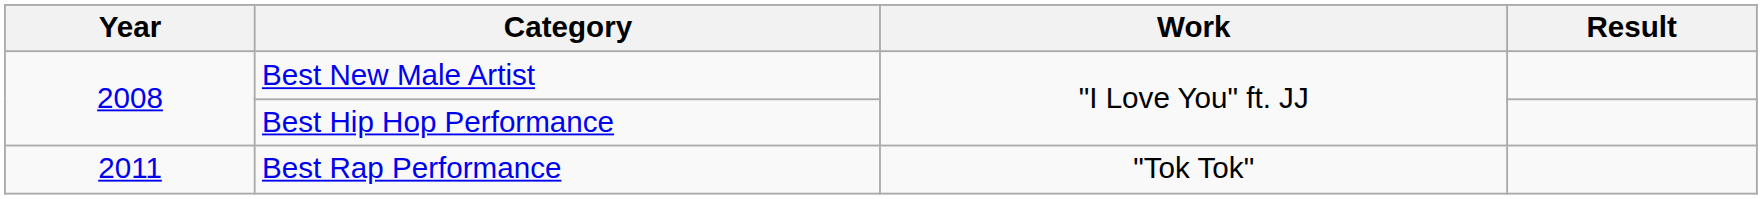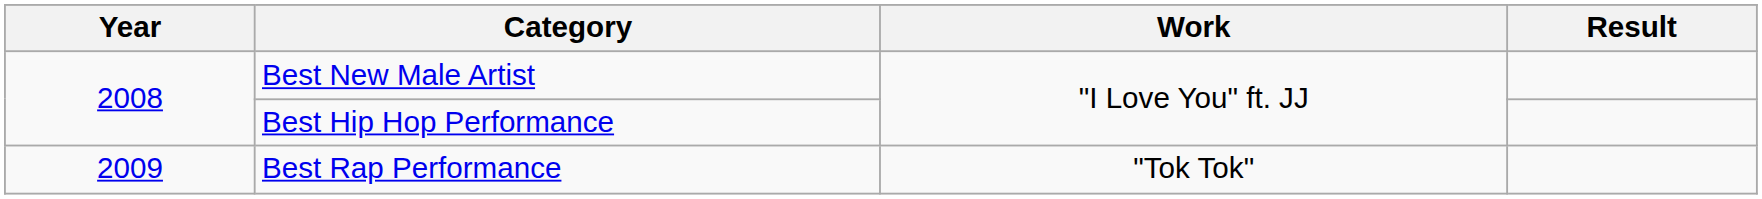(130, 168) 2011 -> (130, 168) 2009
